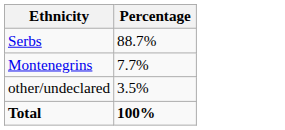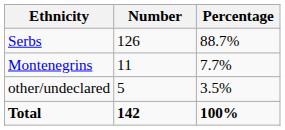+ column: (155, 16)
